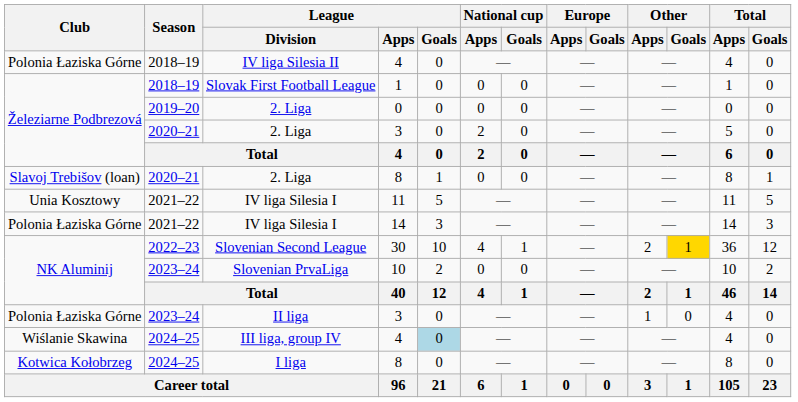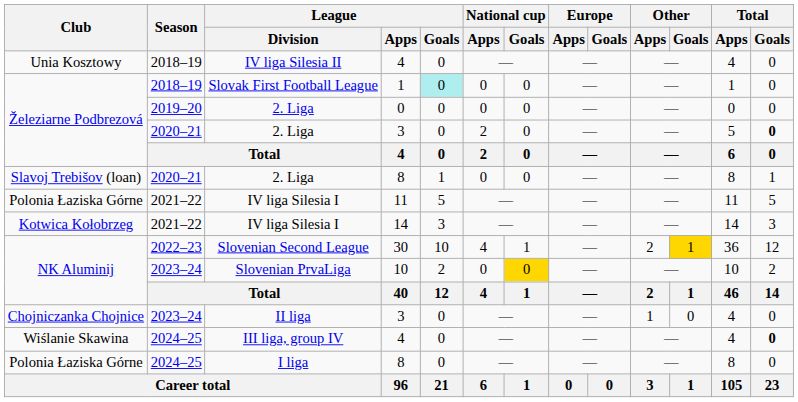(75, 62) Polonia Łaziska Górne -> (76, 62) Unia Kosztowy
(439, 85) no background -> (441, 85) paleturquoise background
(770, 131) normal -> (772, 131) bold
(75, 200) Unia Kosztowy -> (76, 200) Polonia Łaziska Górne
(75, 223) Polonia Łaziska Górne -> (76, 223) Kotwica Kołobrzeg
(524, 270) no background -> (527, 270) gold background
(75, 316) Polonia Łaziska Górne -> (76, 316) Chojniczanka Chojnice
(439, 339) lightblue background -> (441, 339) no background
(770, 339) normal -> (772, 339) bold
(75, 362) Kotwica Kołobrzeg -> (76, 362) Polonia Łaziska Górne
